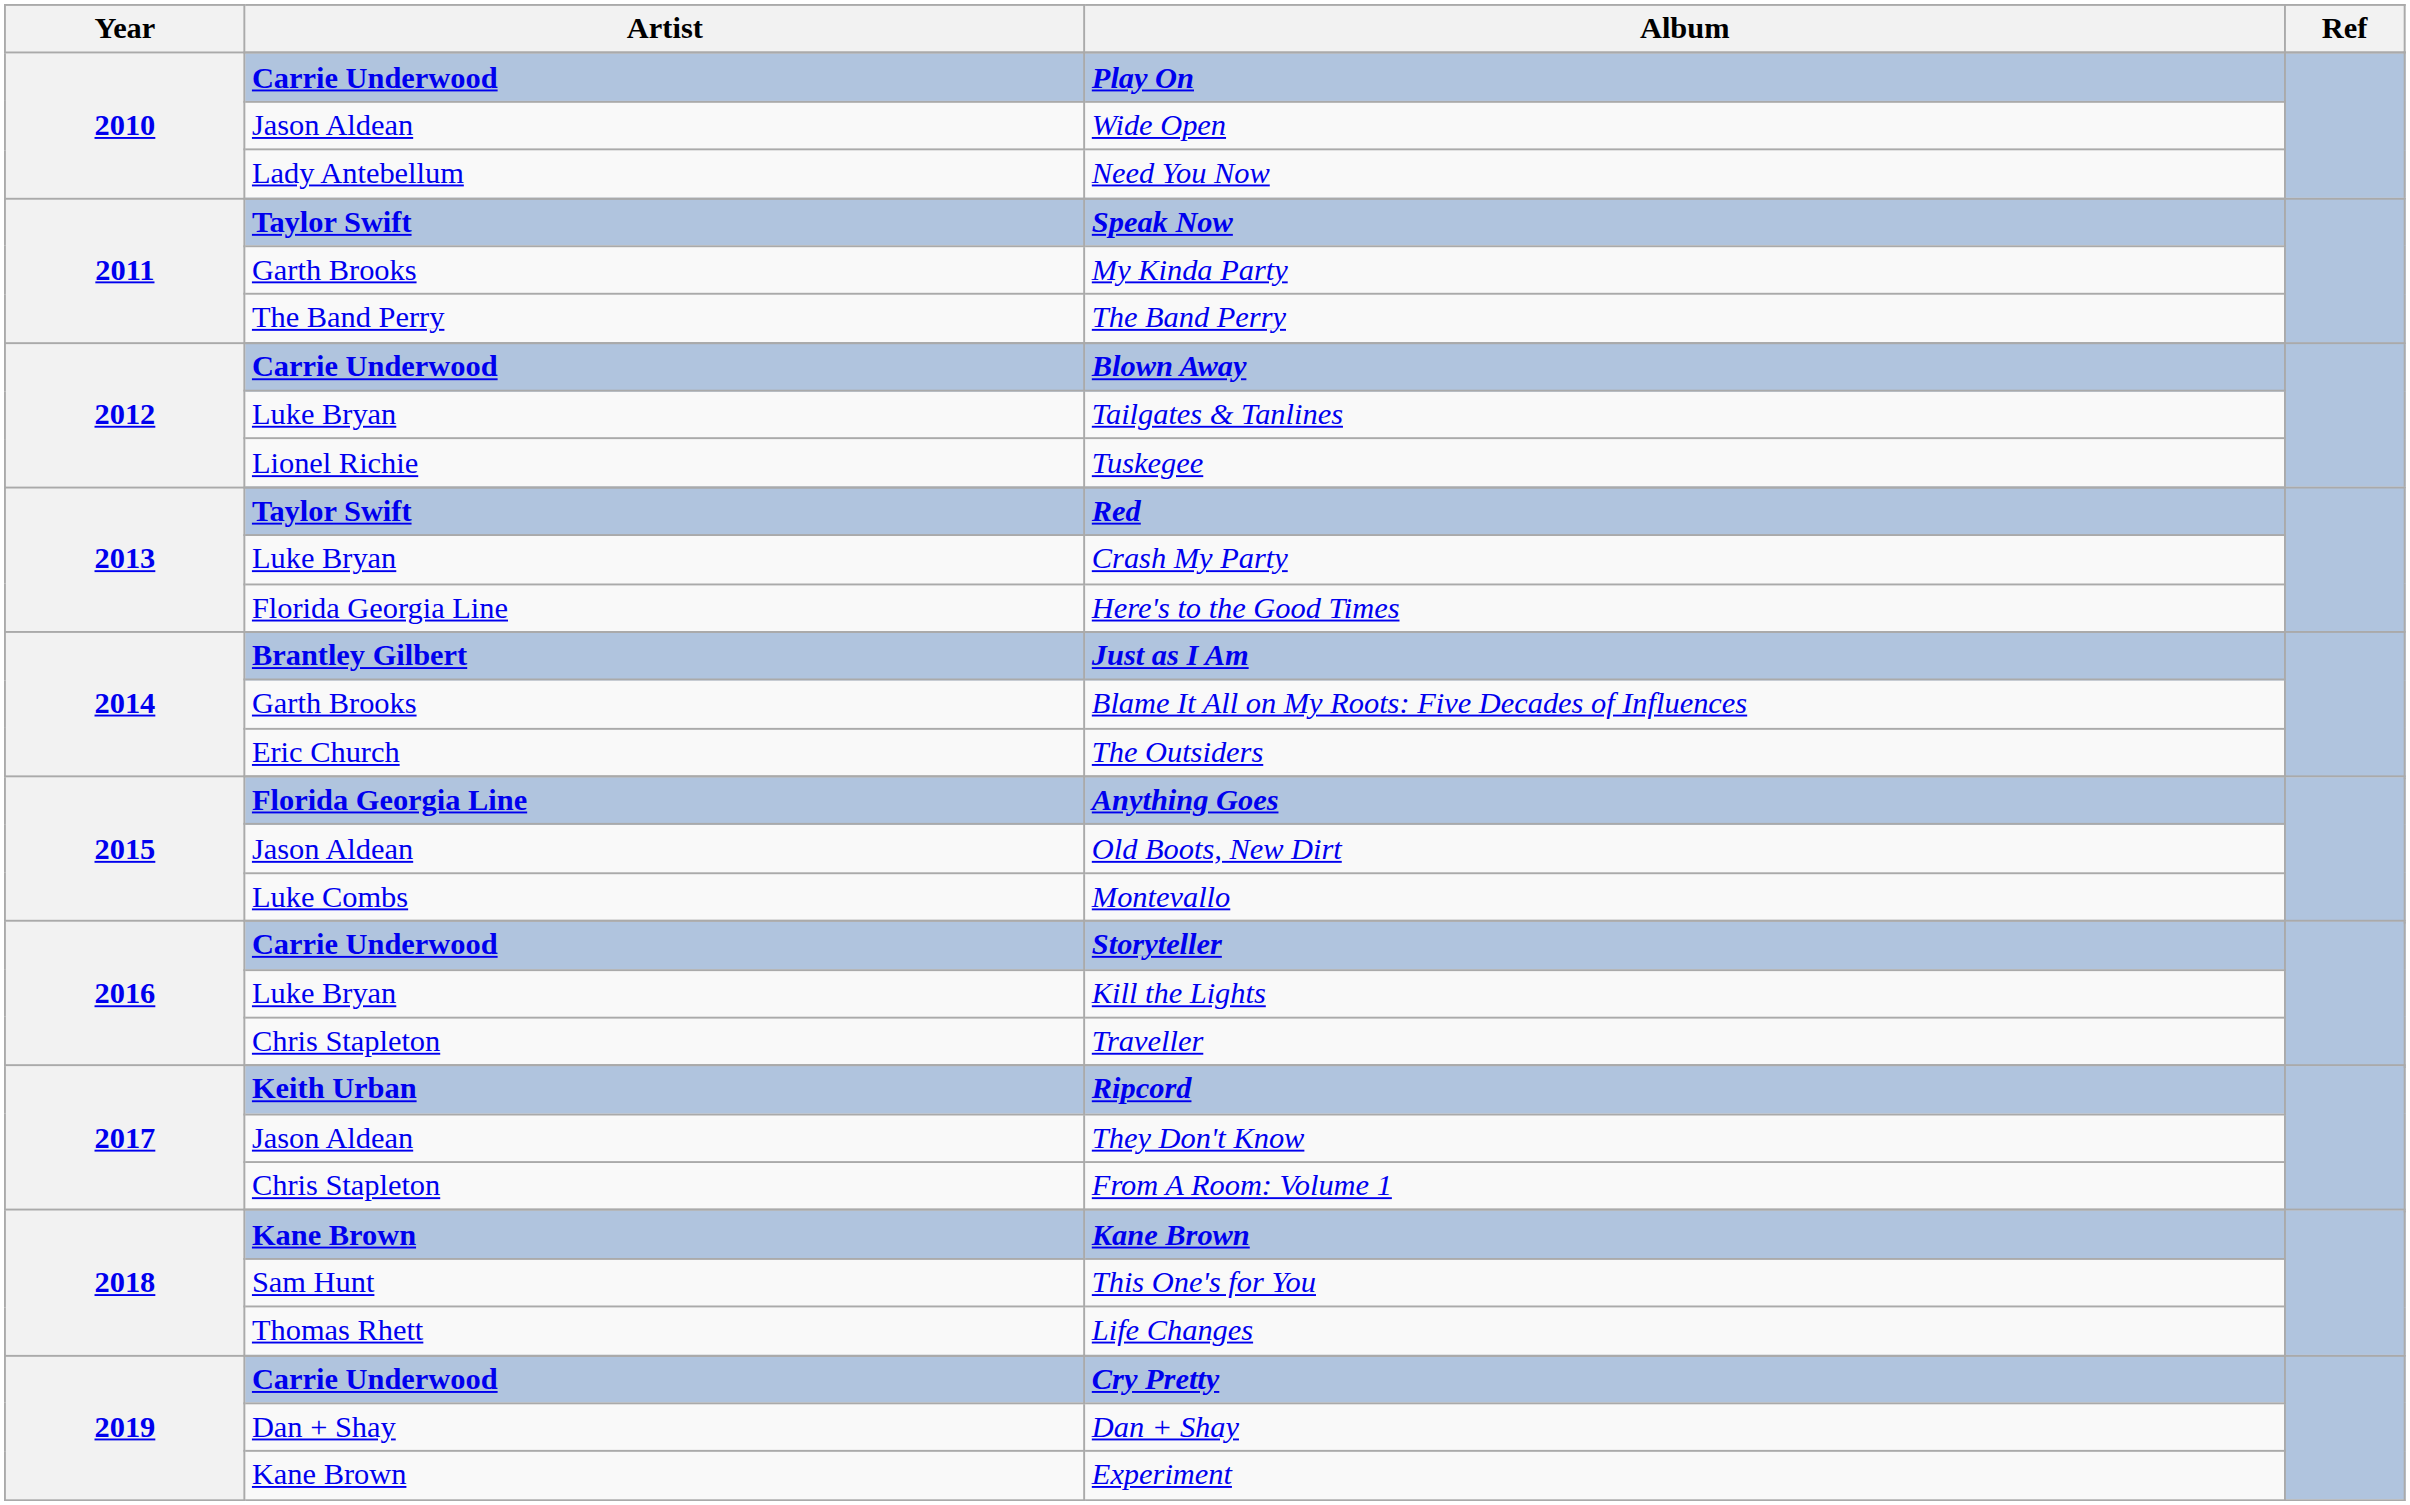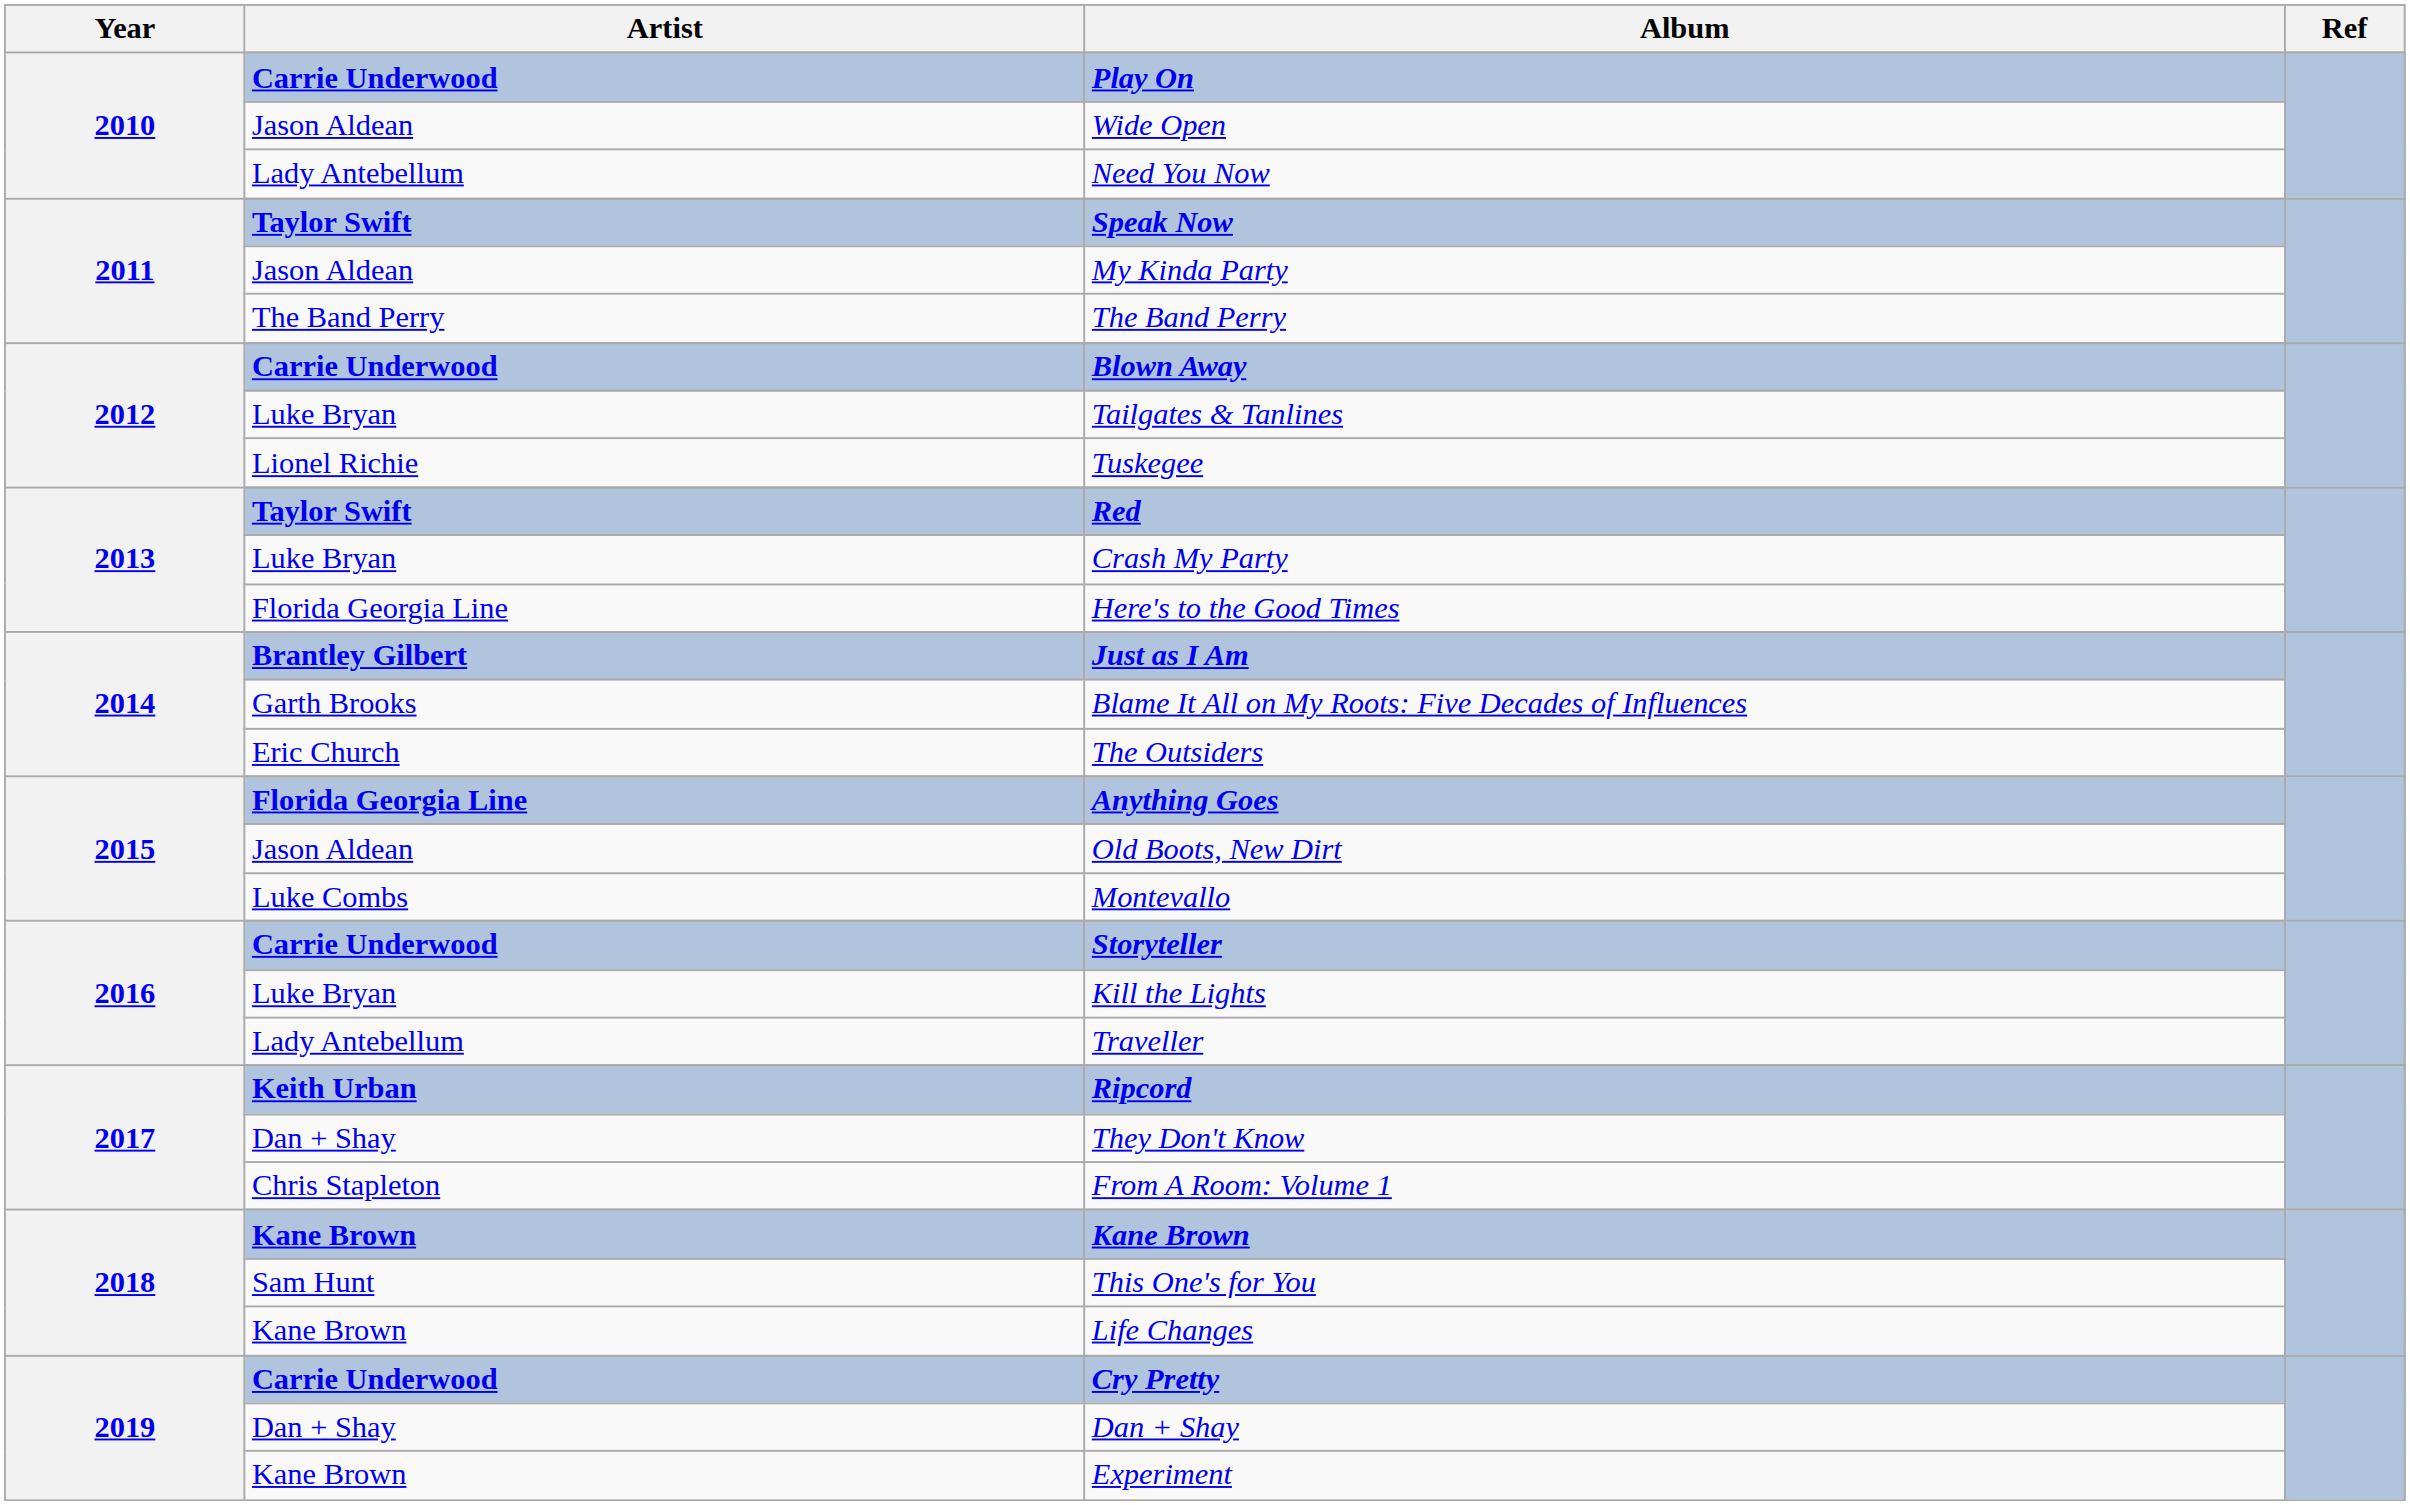(334, 269) Garth Brooks -> (333, 269) Jason Aldean
(346, 1041) Chris Stapleton -> (358, 1041) Lady Antebellum
(333, 1137) Jason Aldean -> (324, 1137) Dan + Shay
(338, 1330) Thomas Rhett -> (329, 1330) Kane Brown
